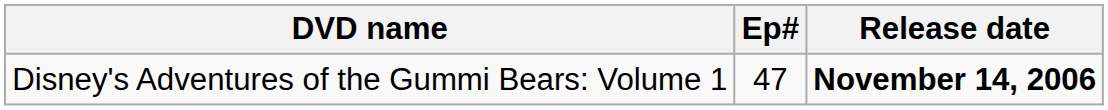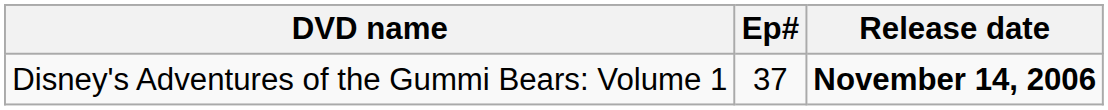(770, 78) 47 -> (770, 78) 37
